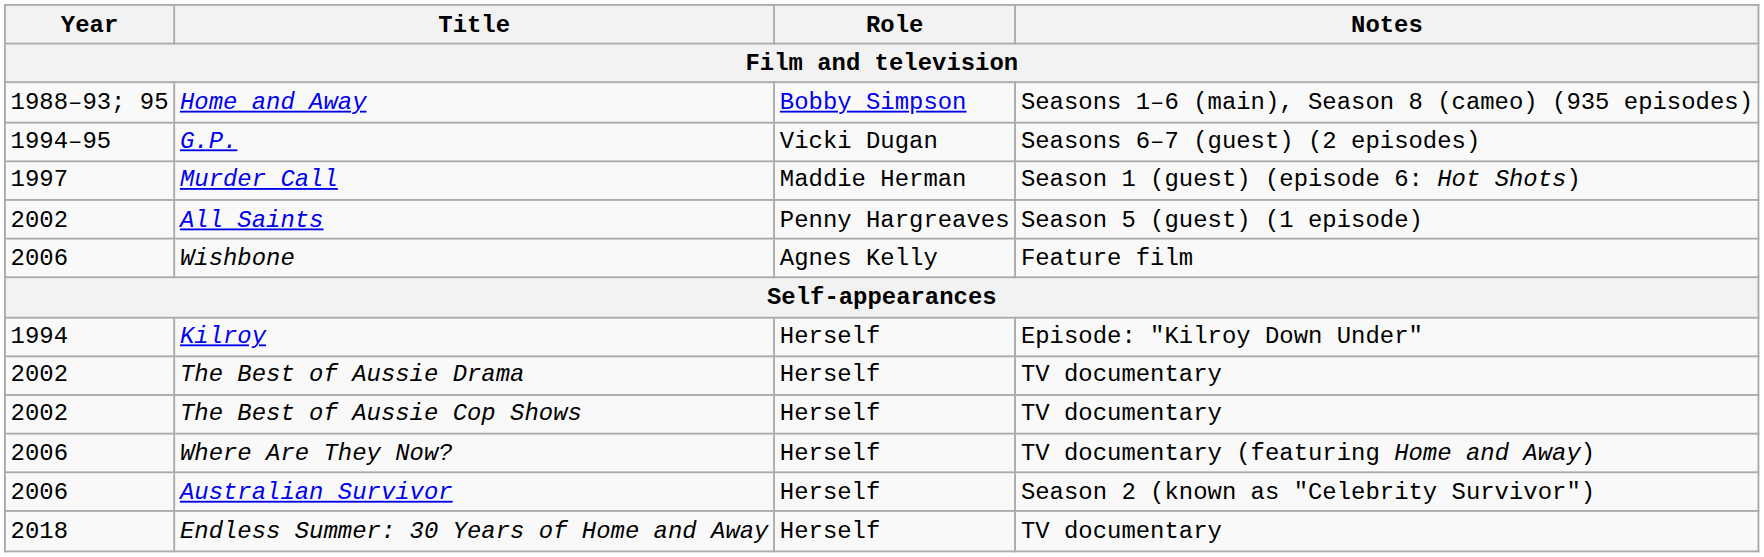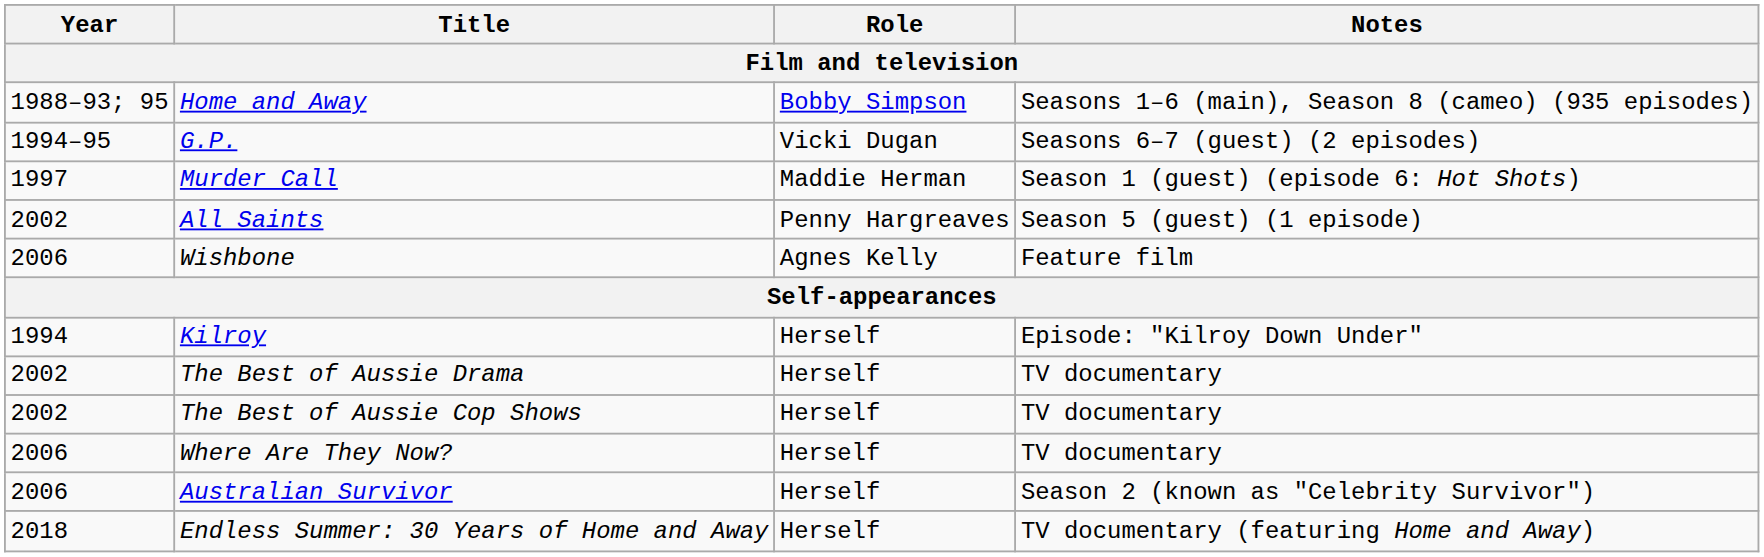(1308, 453) TV documentary (featuring Home and Away) -> (1121, 453) TV documentary
(1121, 531) TV documentary -> (1308, 531) TV documentary (featuring Home and Away)
